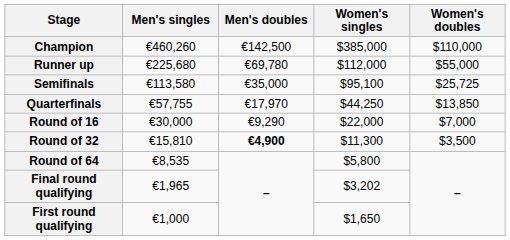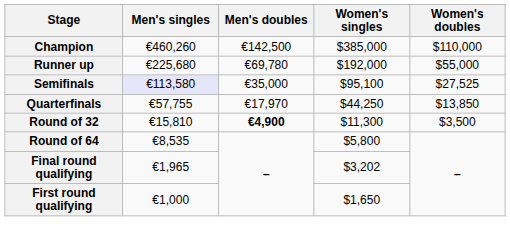(362, 65) $112,000 -> (362, 65) $192,000
(171, 84) no background -> (171, 84) lavender background
(457, 84) $25,725 -> (457, 84) $27,525
- row: (64, 122)
